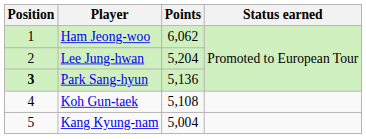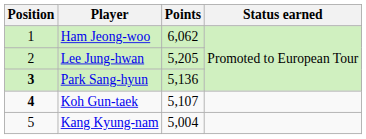(183, 58) 5,204 -> (183, 58) 5,205
(31, 101) normal -> (31, 101) bold
(183, 101) 5,108 -> (183, 101) 5,107
